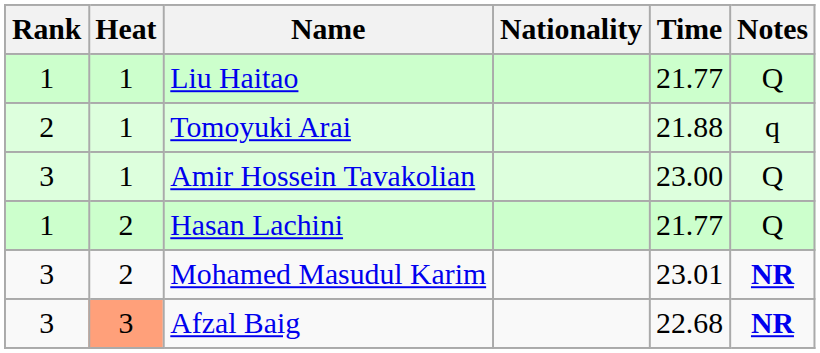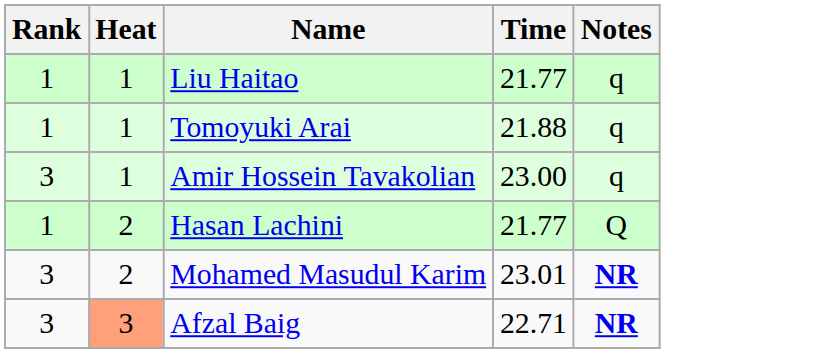- column: (571, 29)
(772, 78) Q -> (616, 78) q
(47, 127) 2 -> (47, 127) 1
(772, 176) Q -> (616, 176) q
(690, 323) 22.68 -> (533, 323) 22.71
